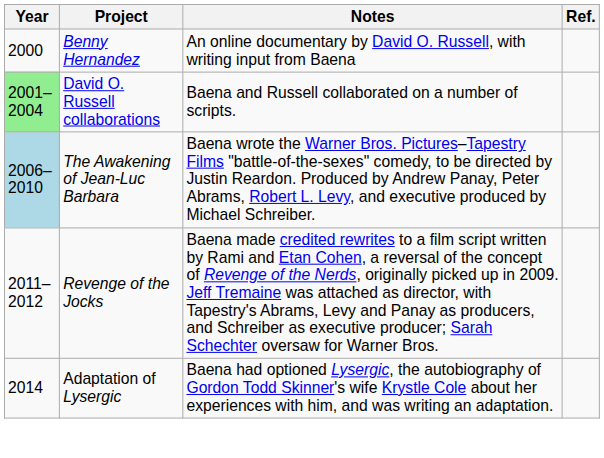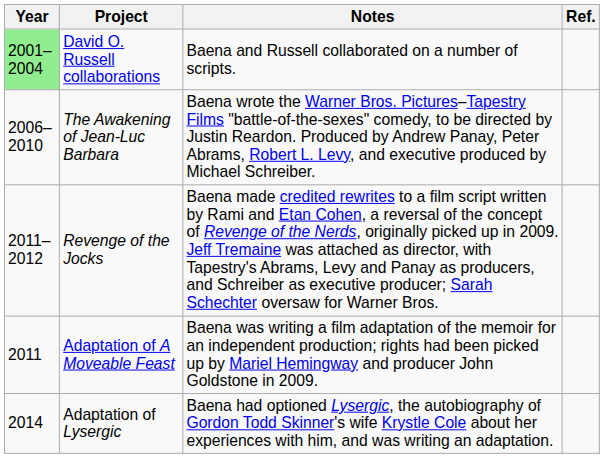- row: (102, 50)
(30, 179) lightblue background -> (30, 137) no background
+ row: (119, 354)
